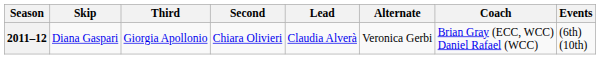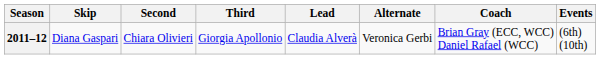columns swapped: (166, 13) <-> (248, 13)
